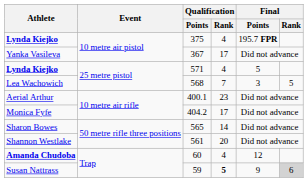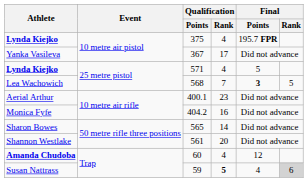(258, 83) normal -> (258, 83) bold
(224, 112) 17 -> (224, 112) 16
(258, 170) 9 -> (258, 170) 4
